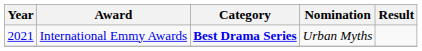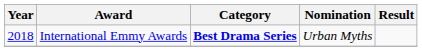(21, 35) 2021 -> (21, 35) 2018
